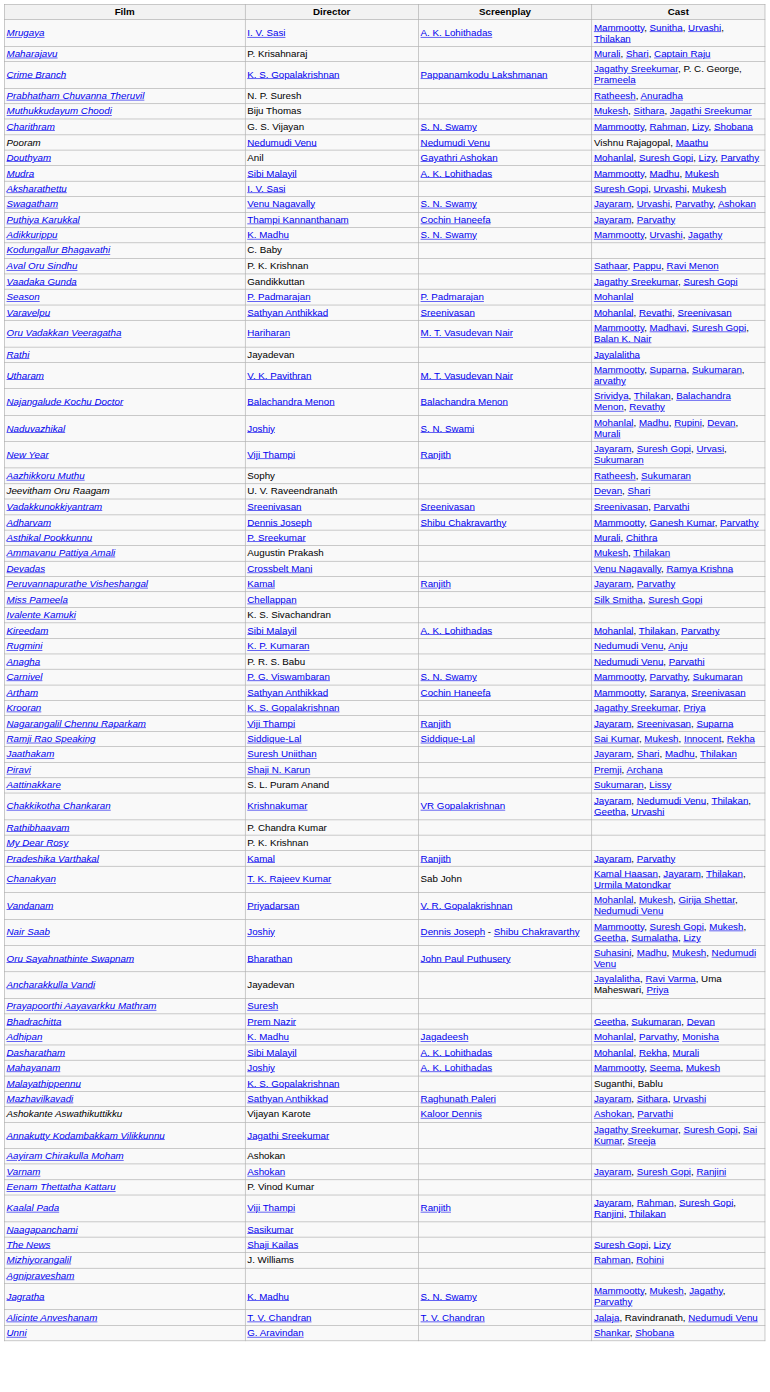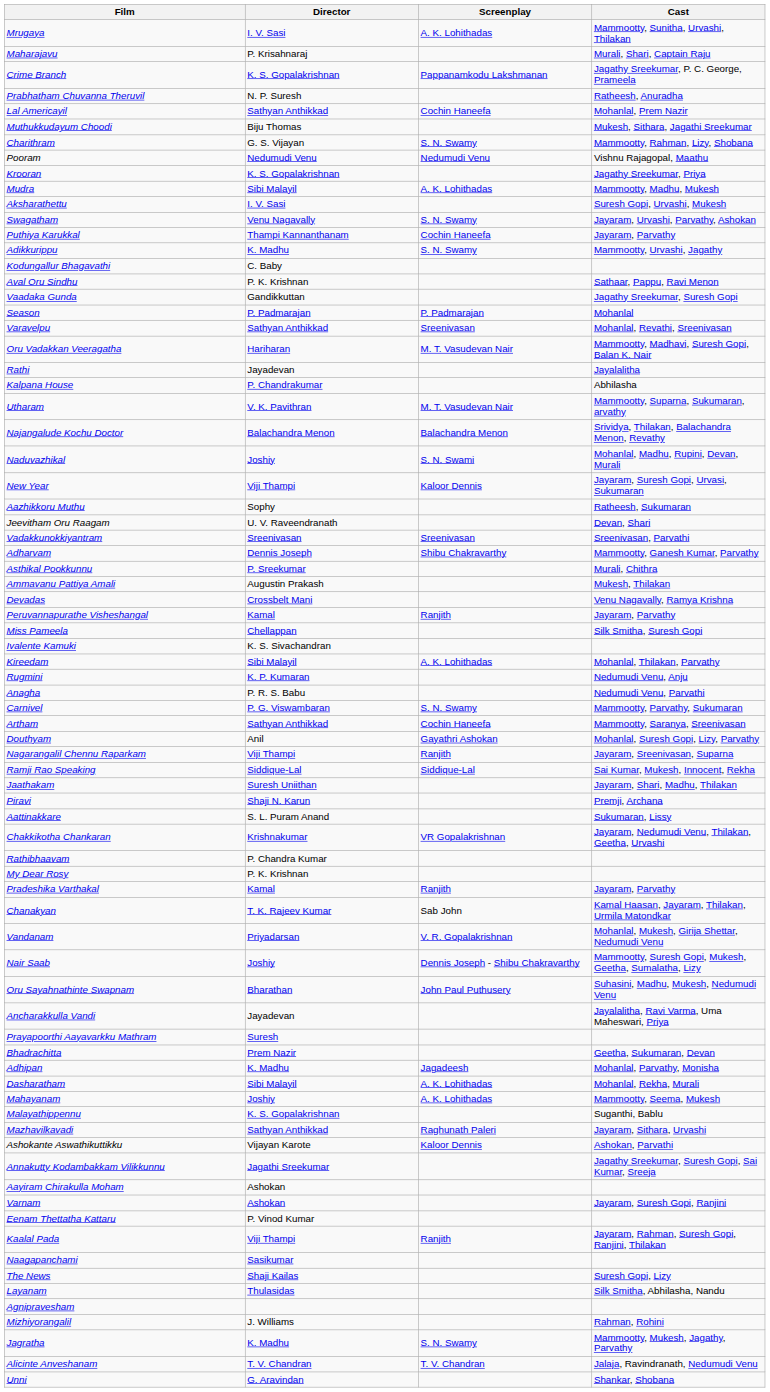+ row: (37, 111)
rows swapped: (29, 158) <-> (24, 708)
+ row: (40, 385)
(436, 455) Ranjith -> (451, 486) Kaloor Dennis
+ row: (27, 1291)
rows swapped: (39, 1260) <-> (40, 1275)
